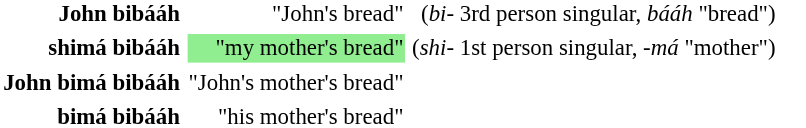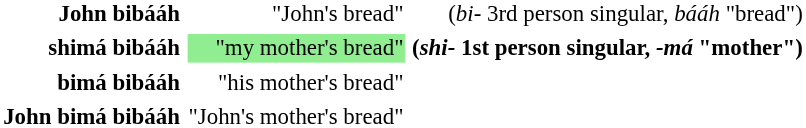(594, 48) normal -> (607, 48) bold
rows swapped: (119, 116) <-> (92, 82)
